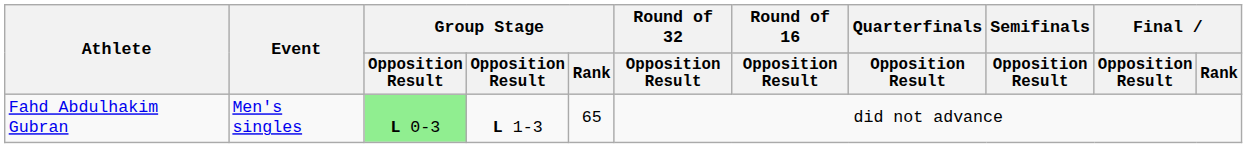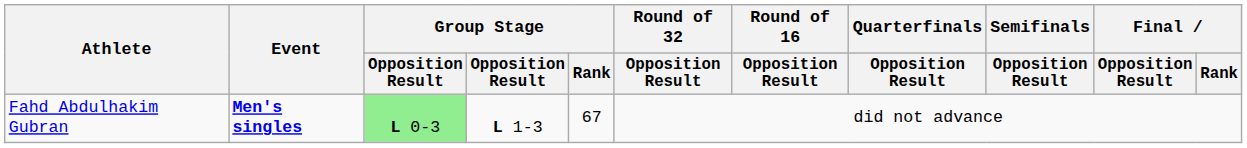(267, 118) normal -> (267, 118) bold
(592, 118) 65 -> (592, 118) 67
